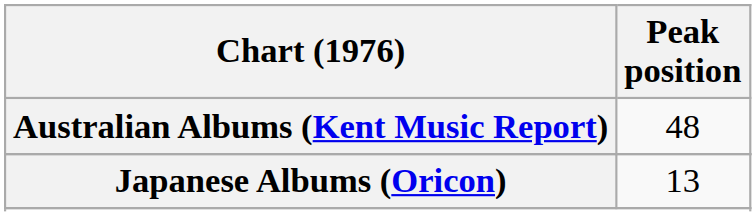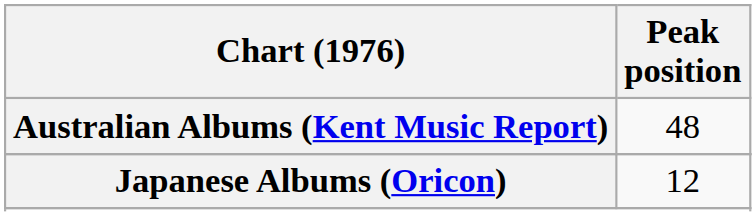(683, 180) 13 -> (683, 180) 12
